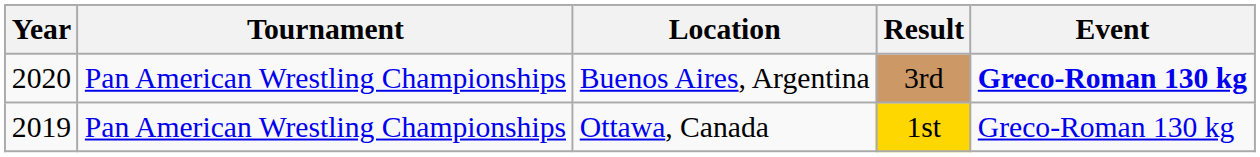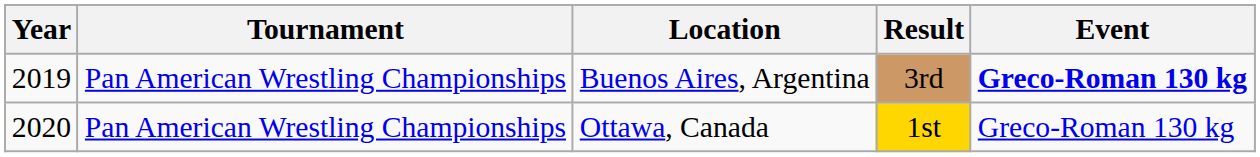(41, 77) 2020 -> (41, 77) 2019
(41, 126) 2019 -> (41, 126) 2020
